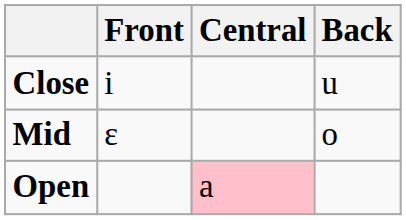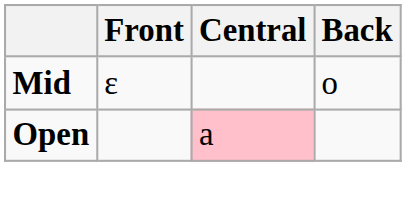- row: (51, 82)
